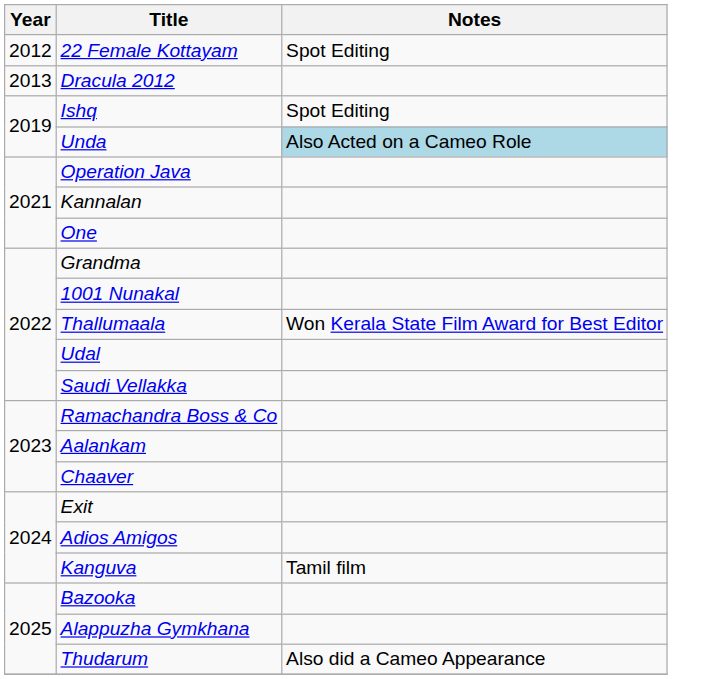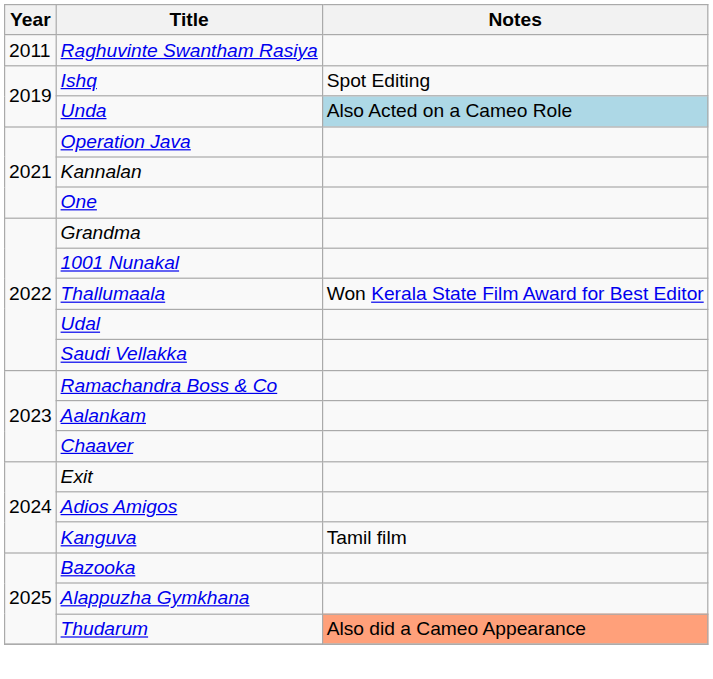+ row: (189, 50)
- row: (149, 50)
- row: (118, 80)
(416, 659) no background -> (456, 628) lightsalmon background
